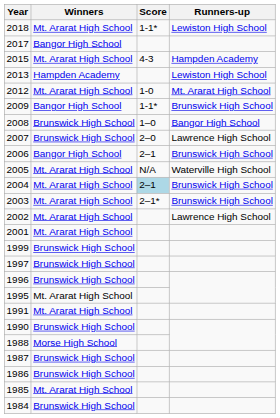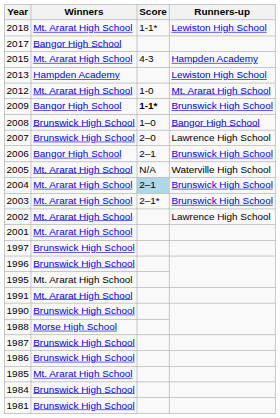(148, 106) normal -> (148, 106) bold
- row: (18, 248)
+ row: (18, 405)
